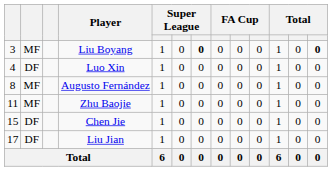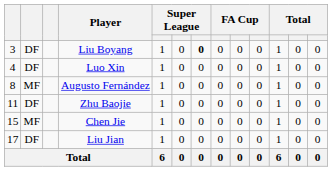(32, 49) MF -> (32, 49) DF
(318, 49) bold -> (318, 49) normal
(32, 103) MF -> (32, 103) DF
(32, 121) DF -> (32, 121) MF
